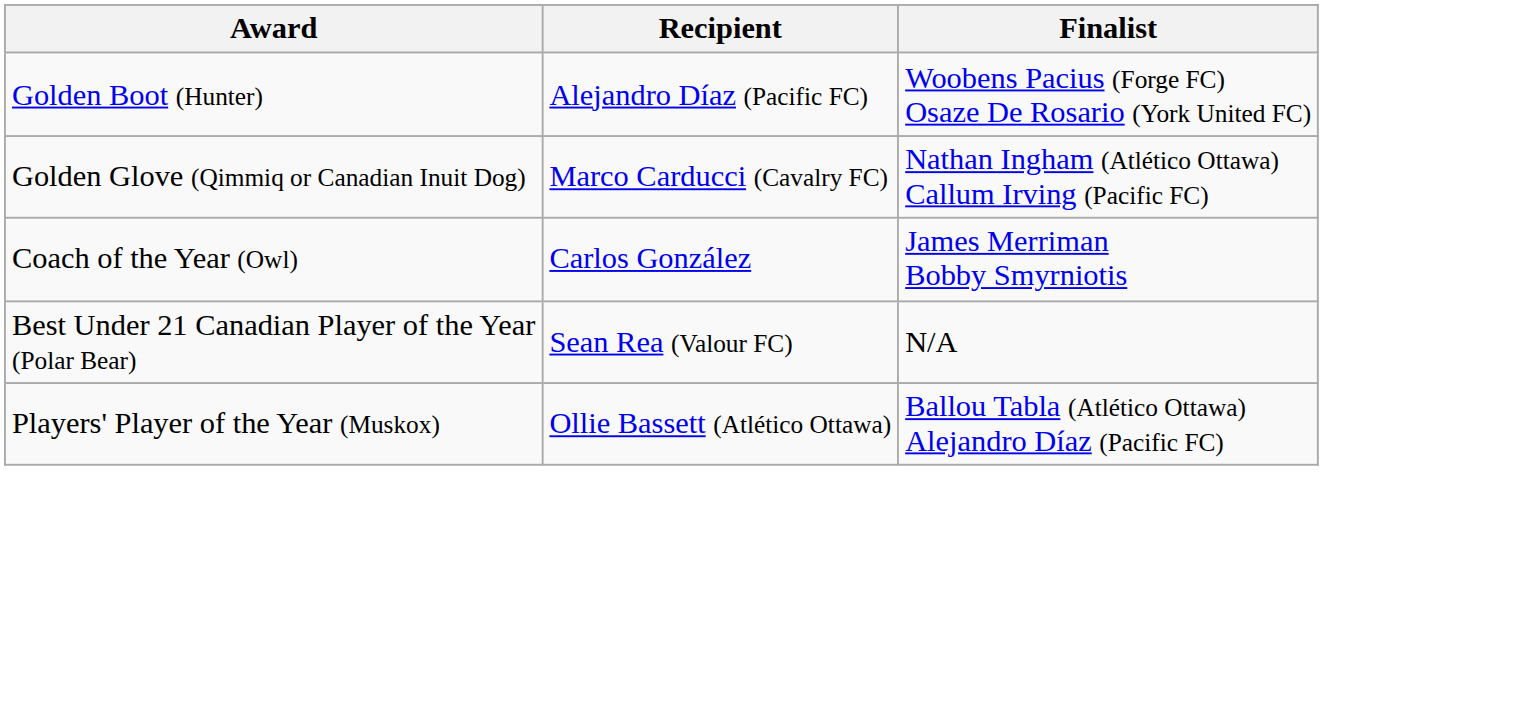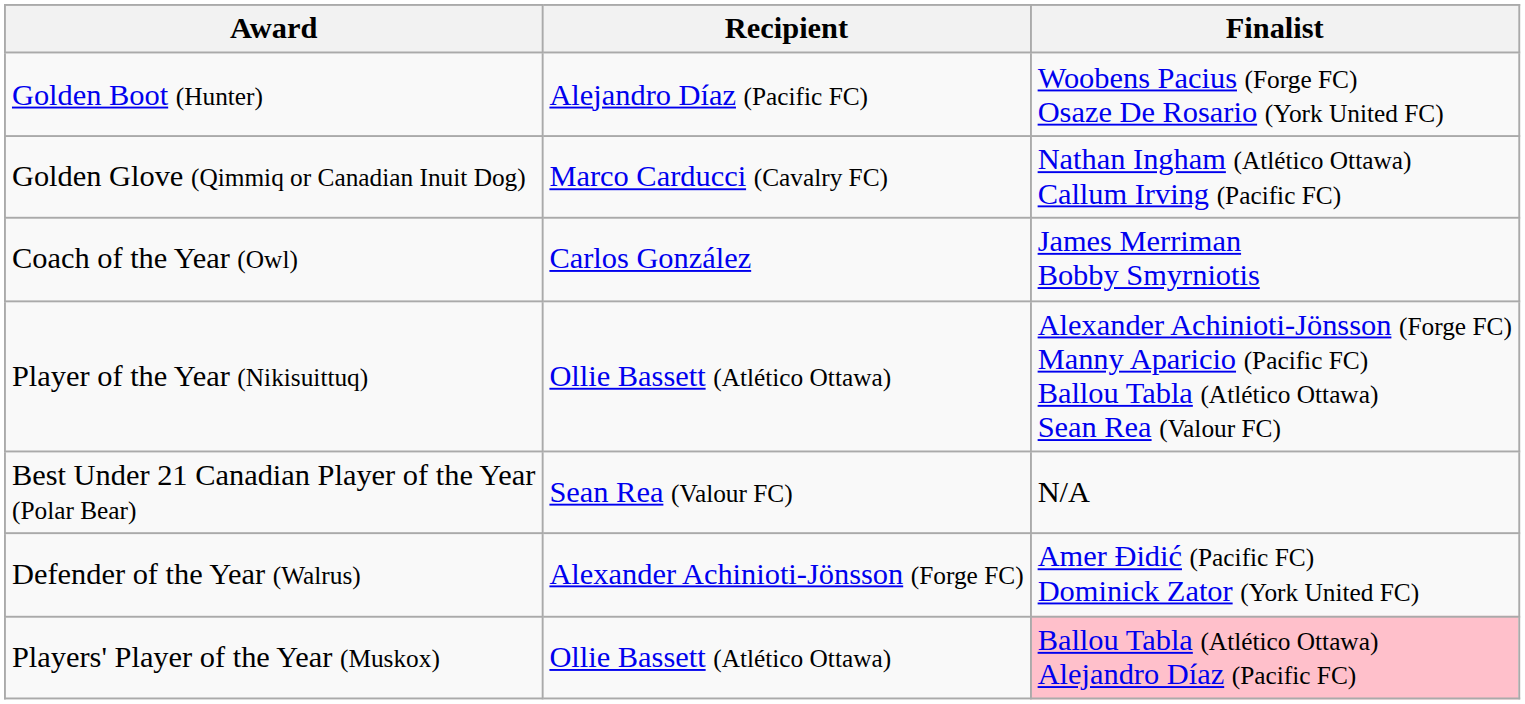+ row: (190, 375)
+ row: (186, 574)
(1076, 423) no background -> (1208, 656) pink background
